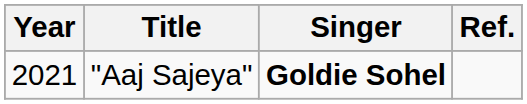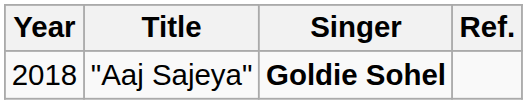(44, 74) 2021 -> (44, 74) 2018
